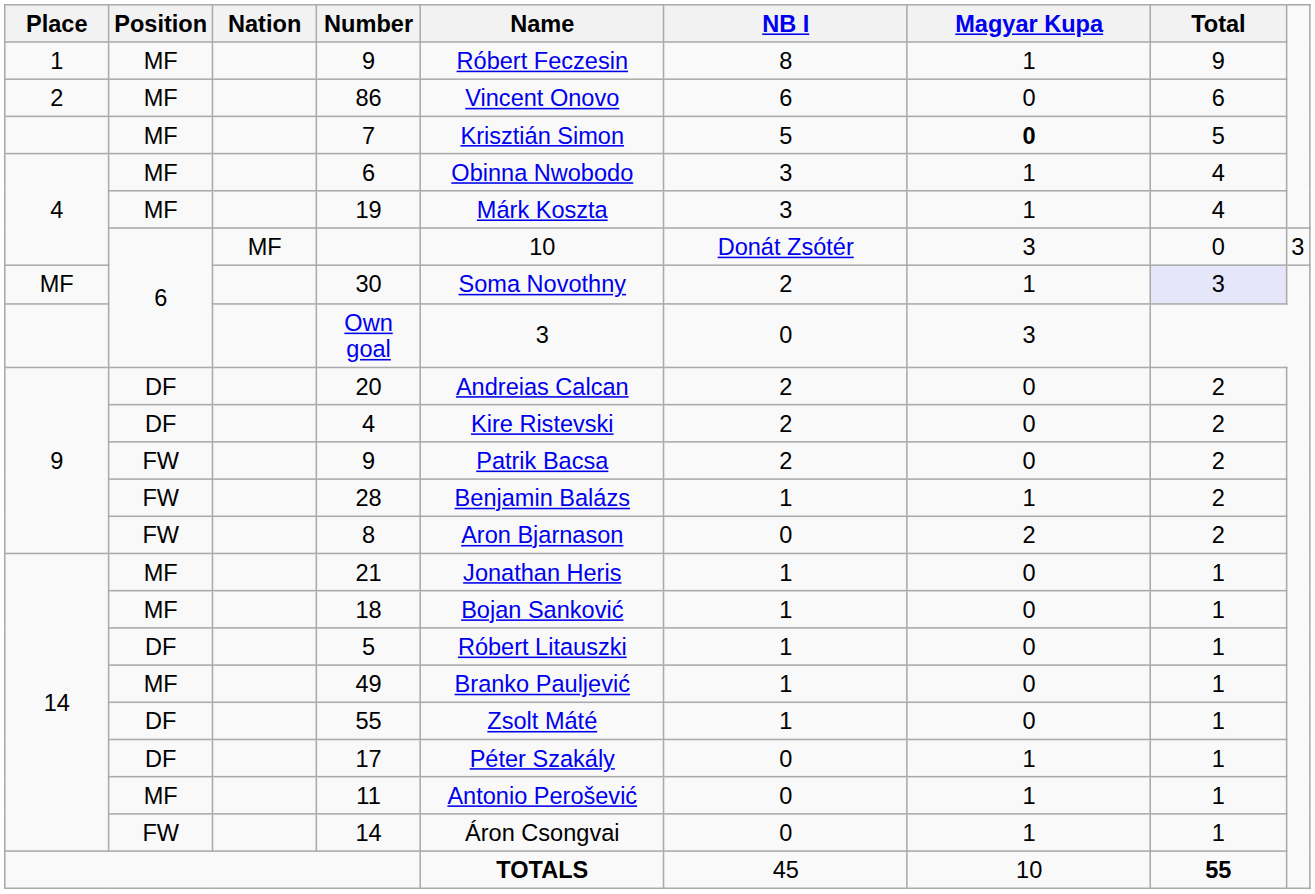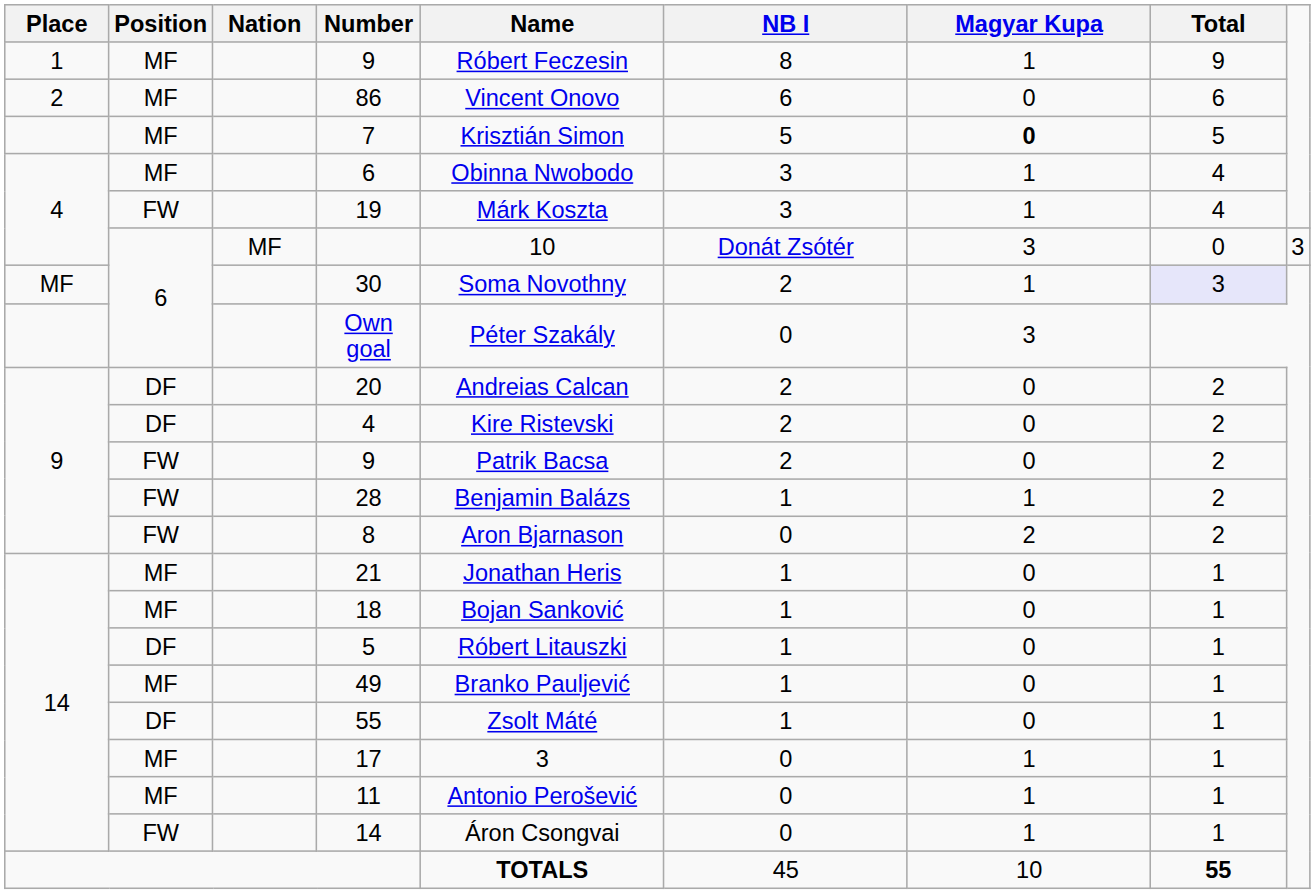(161, 210) MF -> (161, 210) FW
(542, 335) 3 -> (542, 335) Péter Szakály
(161, 759) DF -> (161, 759) MF
(542, 759) Péter Szakály -> (542, 759) 3
